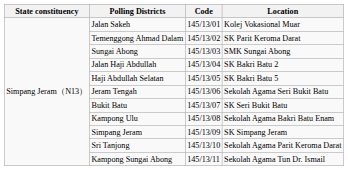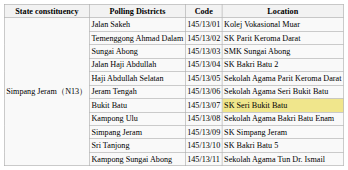(251, 78) SK Bakri Batu 5 -> (283, 78) Sekolah Agama Parit Keroma Darat
(256, 105) no background -> (256, 105) khaki background
(283, 145) Sekolah Agama Parit Keroma Darat -> (251, 145) SK Bakri Batu 5
